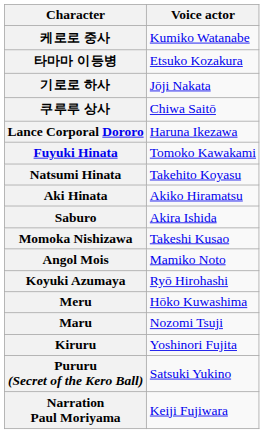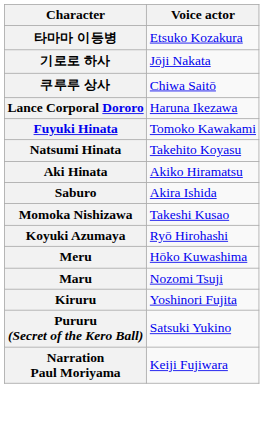- row: (76, 37)
- row: (76, 259)
